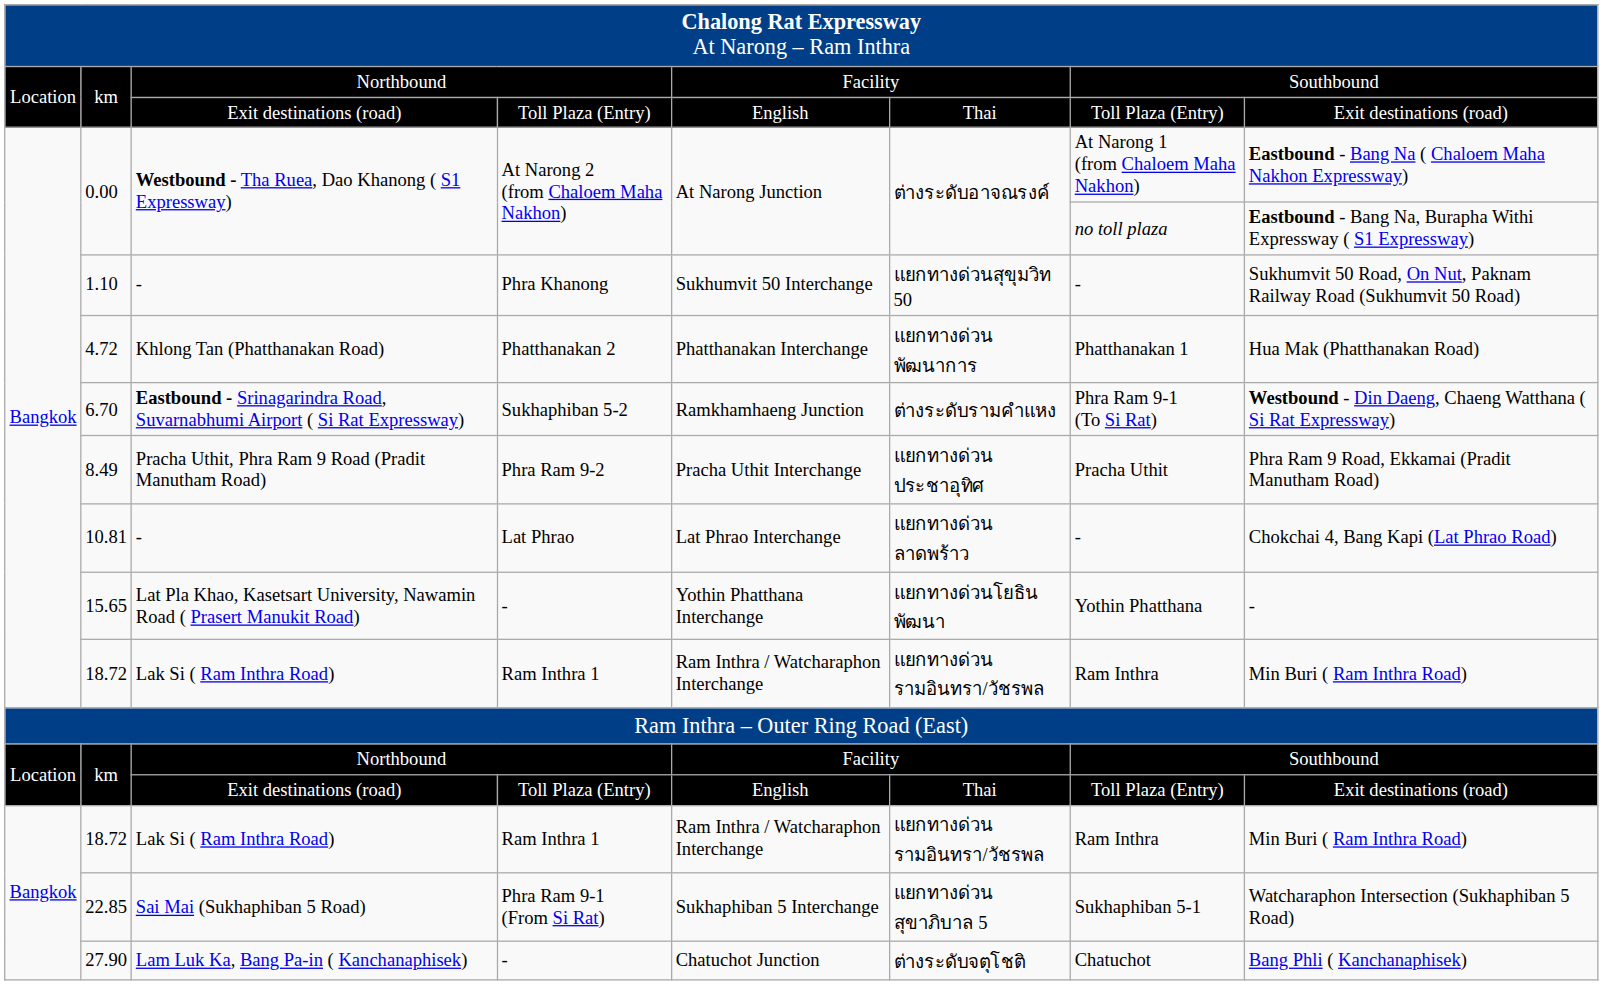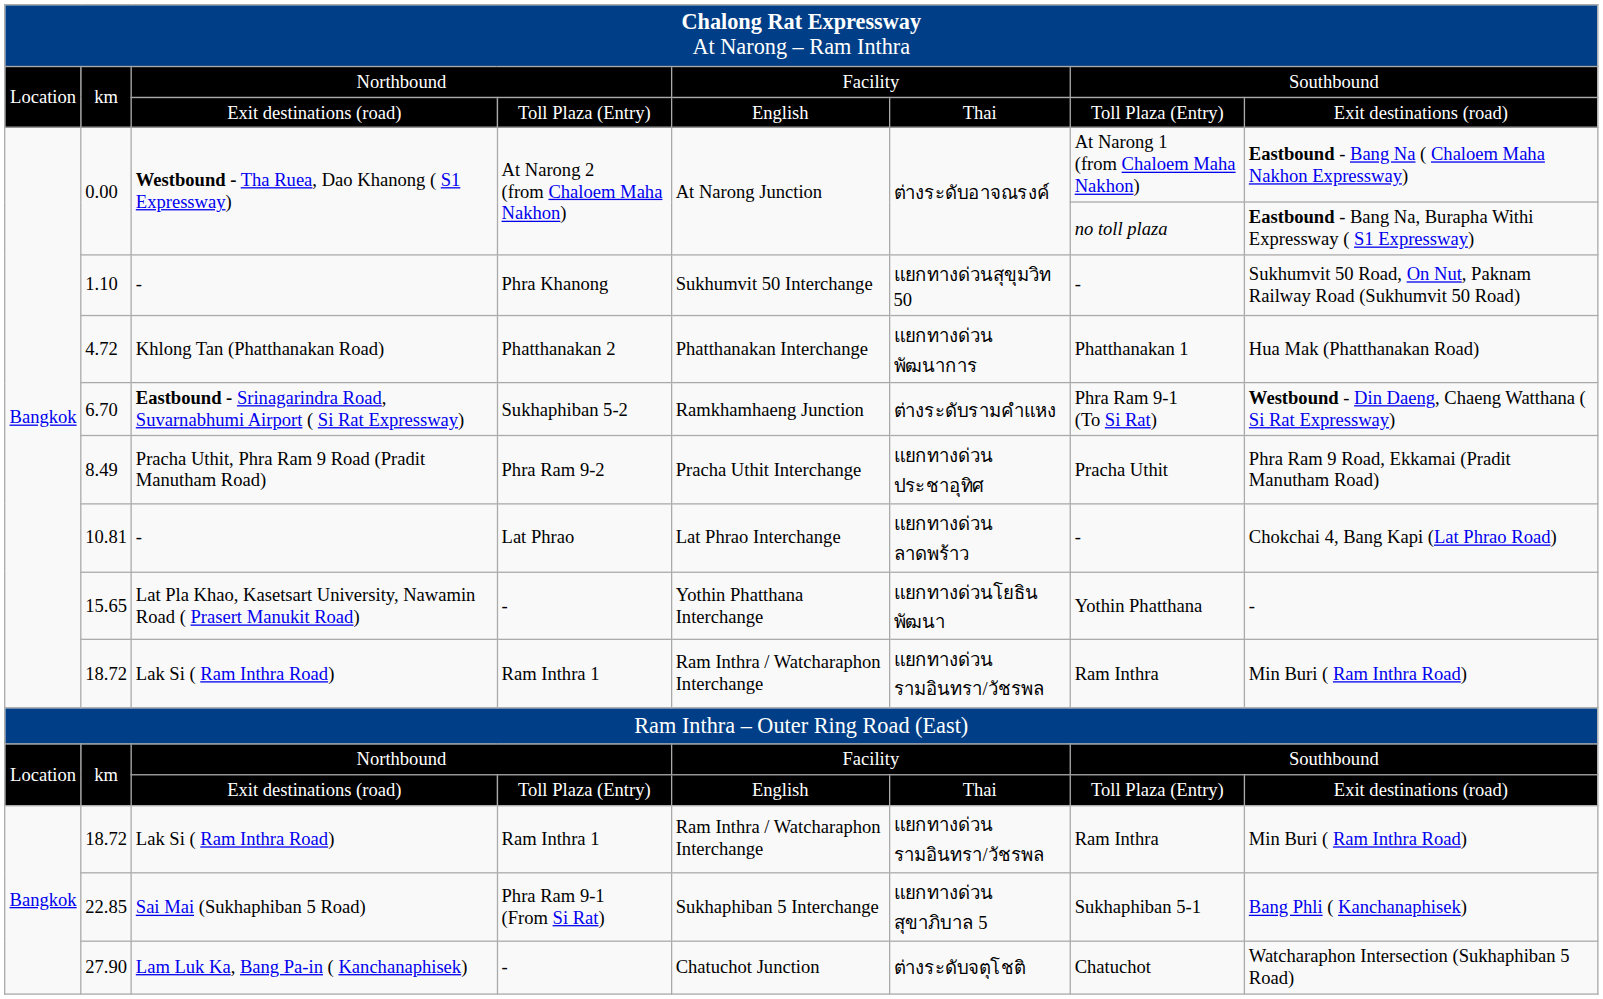(1409, 907) Watcharaphon Intersection (Sukhaphiban 5 Road) -> (1358, 907) Bang Phli ( Kanchanaphisek)
(1358, 960) Bang Phli ( Kanchanaphisek) -> (1409, 967) Watcharaphon Intersection (Sukhaphiban 5 Road)
